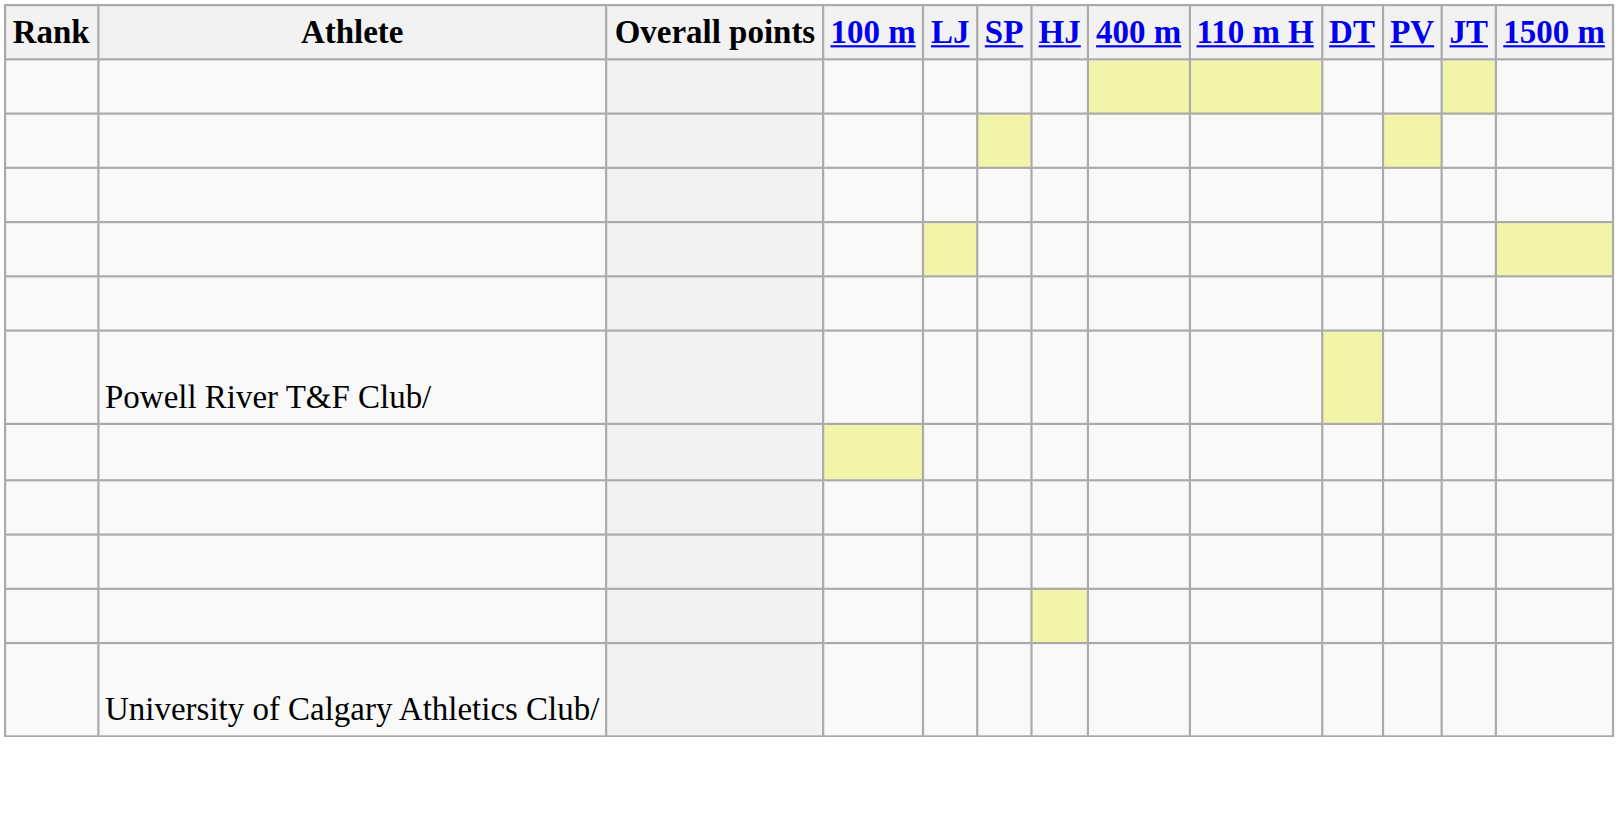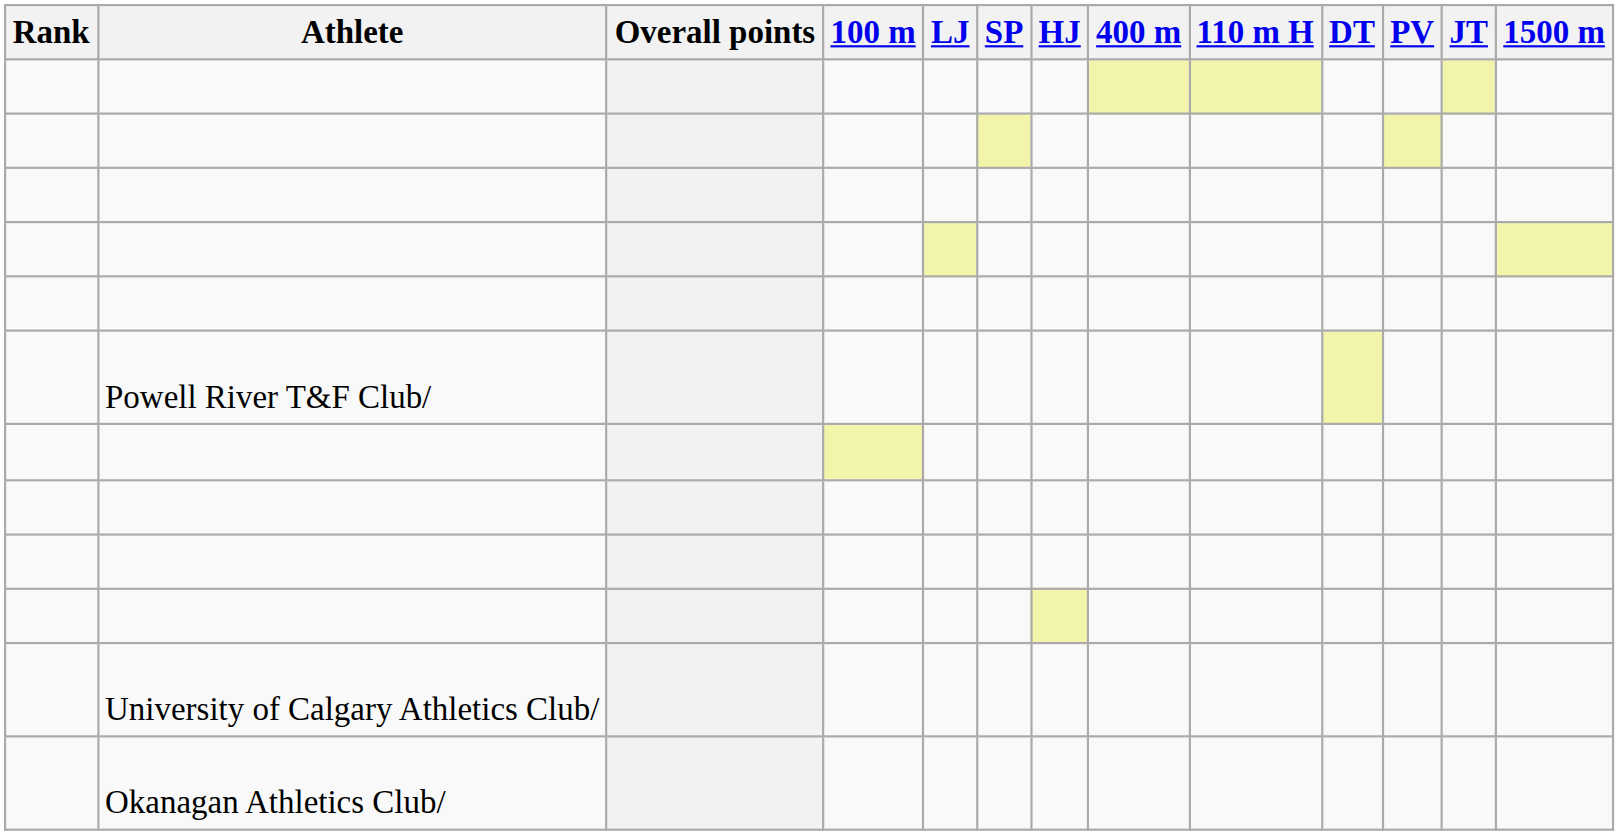+ row: (51, 783)
